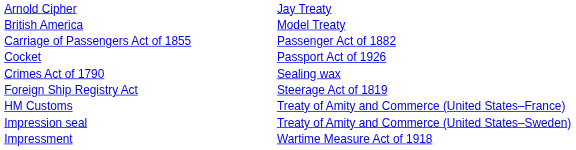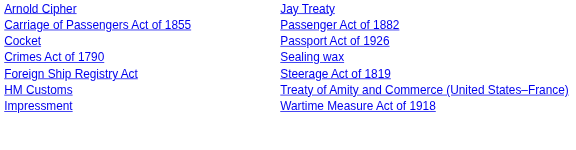- row: (44, 25)
- row: (46, 122)
